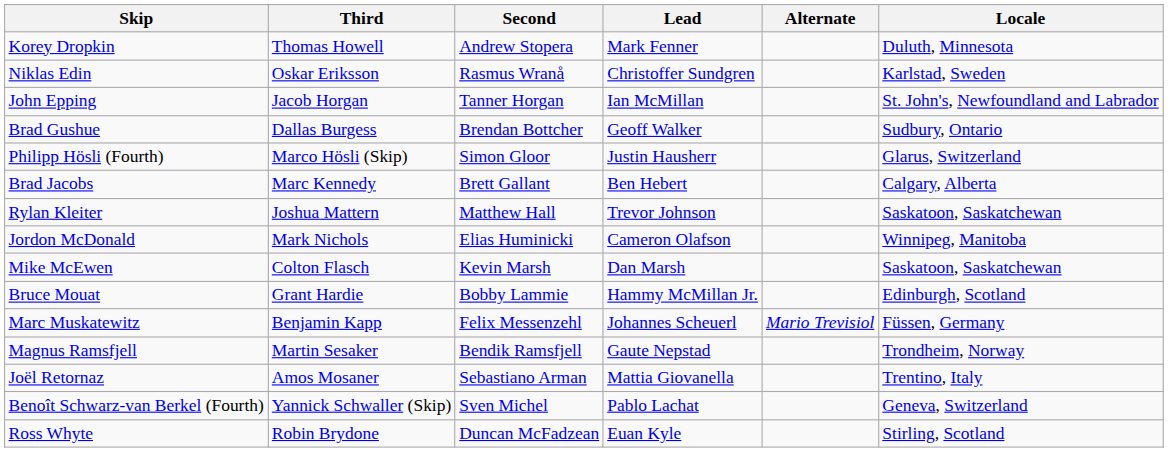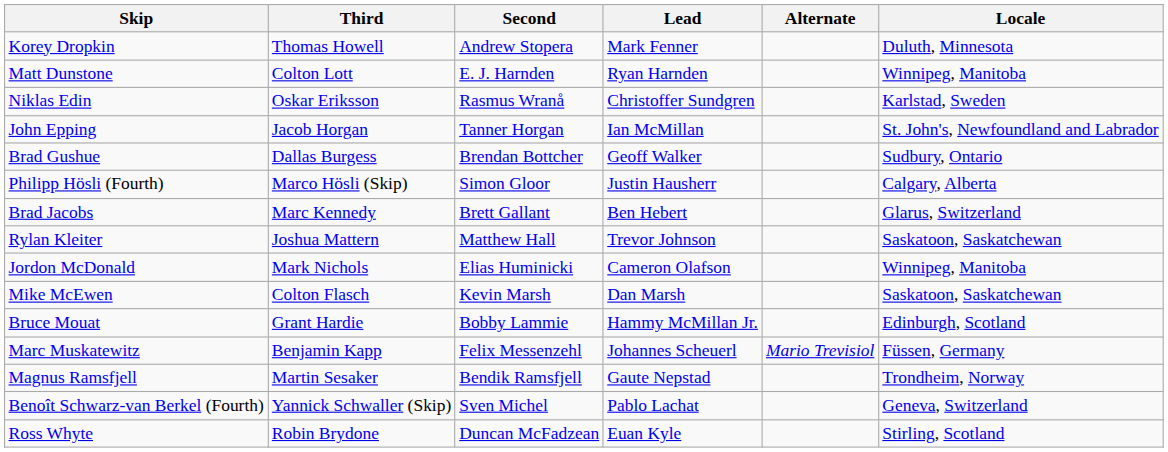+ row: (61, 73)
(952, 156) Glarus, Switzerland -> (939, 184) Calgary, Alberta
(939, 184) Calgary, Alberta -> (952, 211) Glarus, Switzerland
- row: (56, 377)
